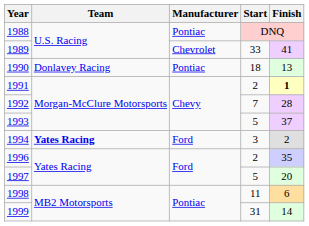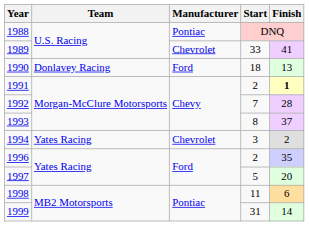(189, 68) Pontiac -> (183, 68) Ford
(255, 122) 5 -> (255, 122) 8
(64, 140) bold -> (63, 140) normal
(183, 140) Ford -> (194, 140) Chevrolet
